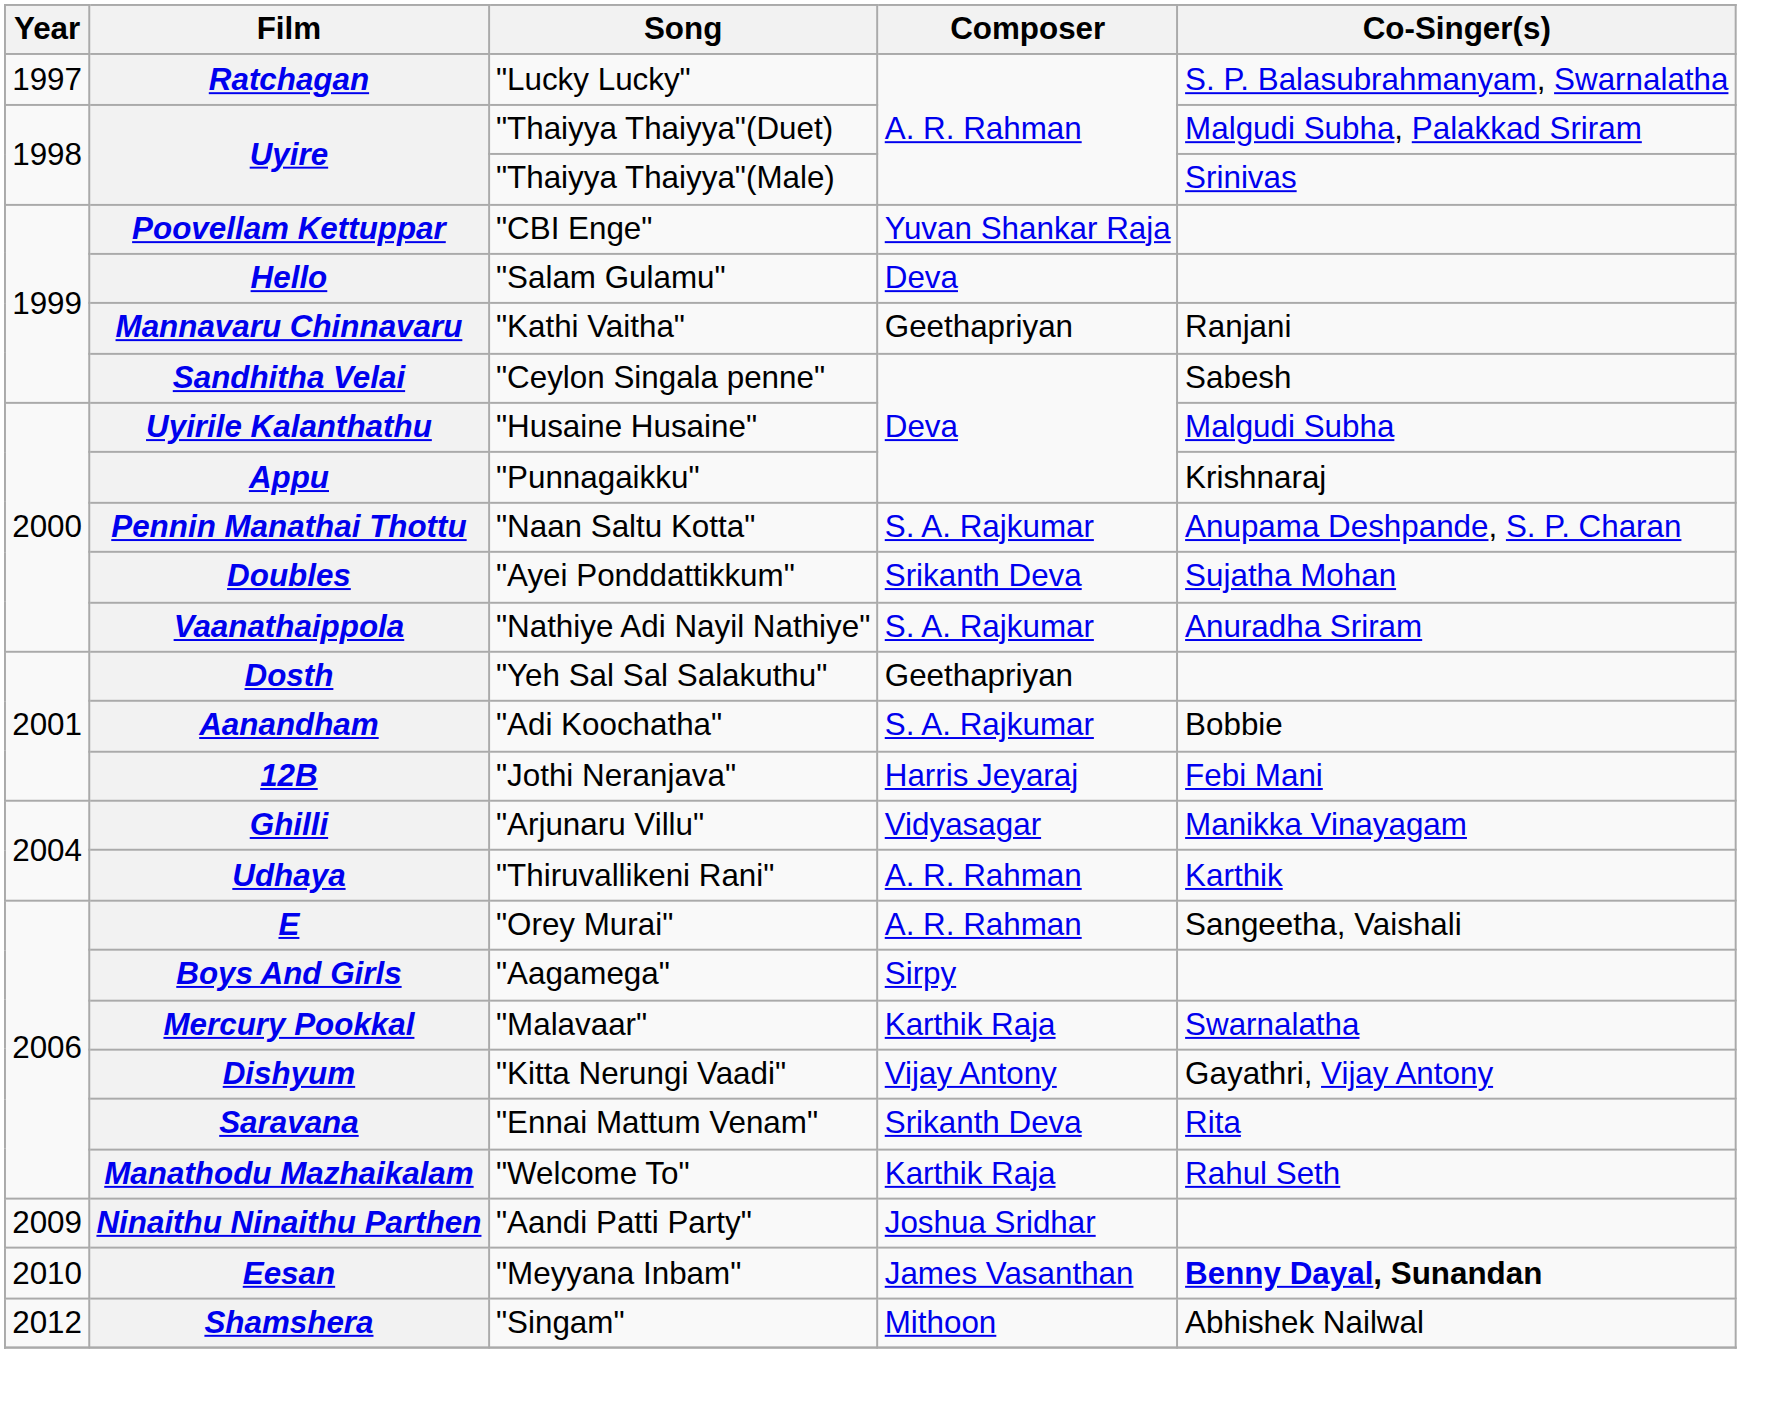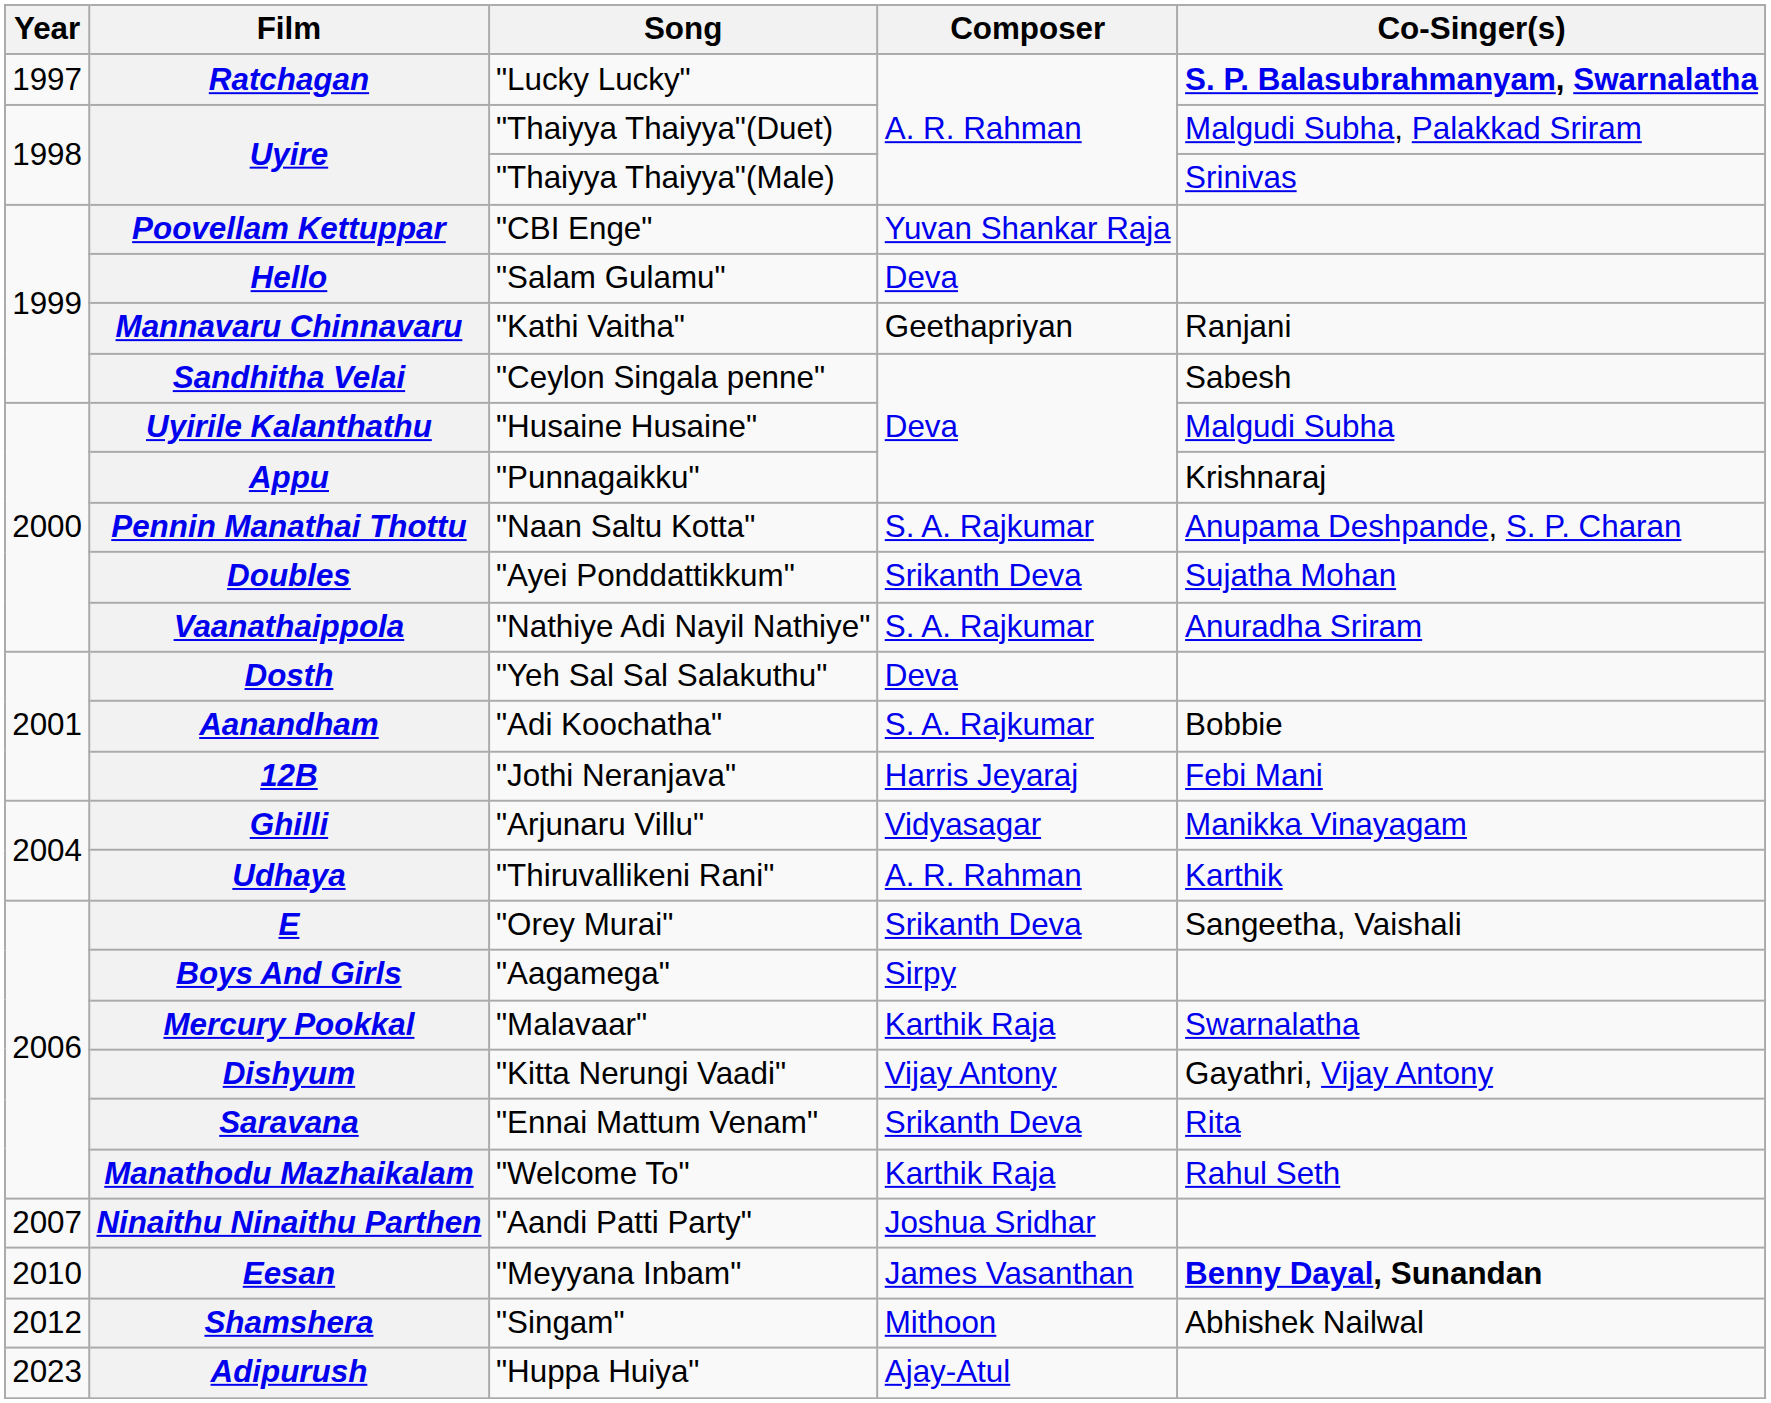(1457, 79) normal -> (1472, 79) bold
(979, 675) Geethapriyan -> (921, 675) Deva
(983, 924) A. R. Rahman -> (983, 924) Srikanth Deva
(47, 1223) 2009 -> (47, 1223) 2007
+ row: (289, 1372)
